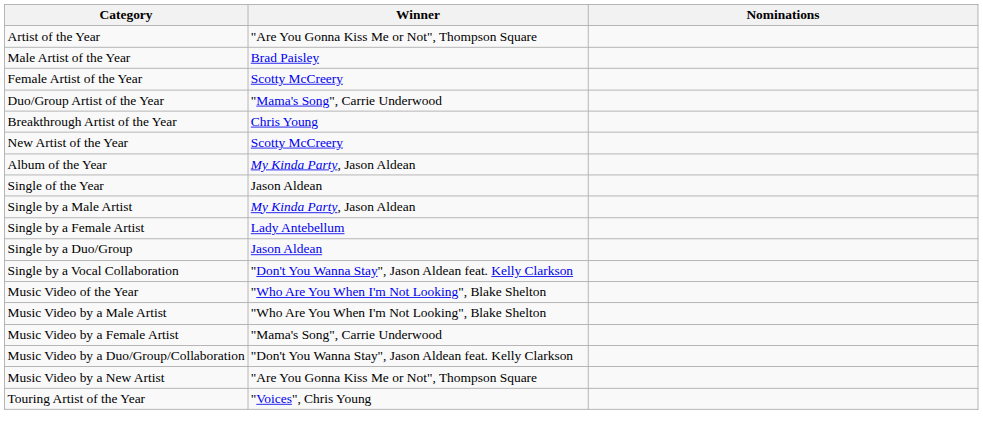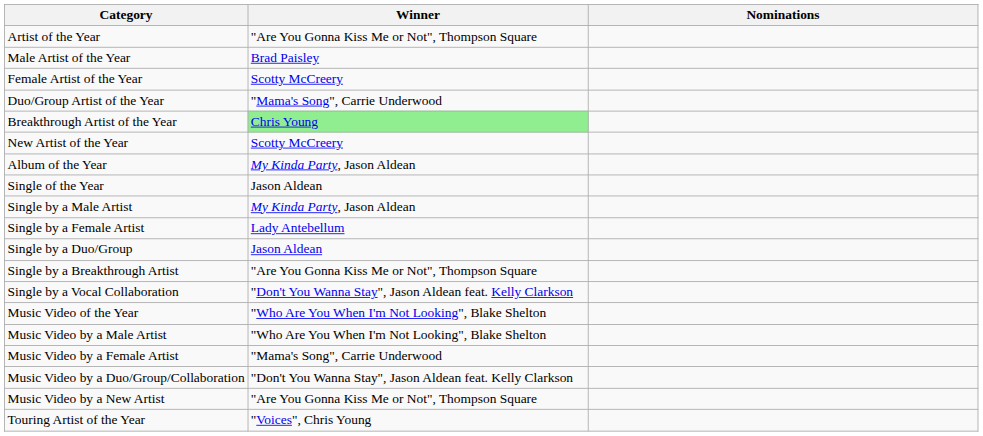(284, 121) no background -> (284, 121) lightgreen background
+ row: (93, 270)
